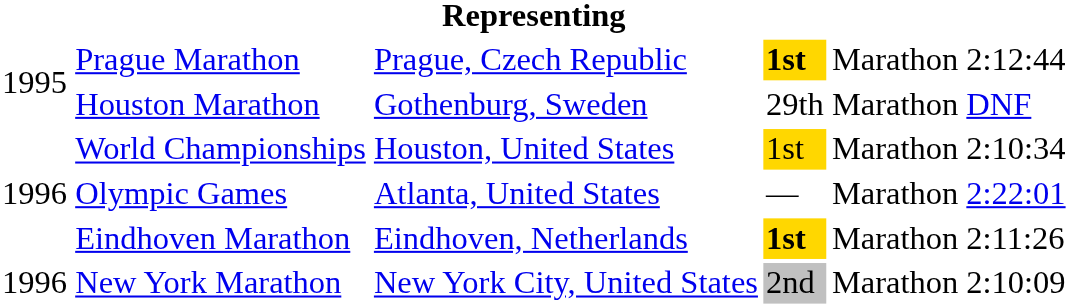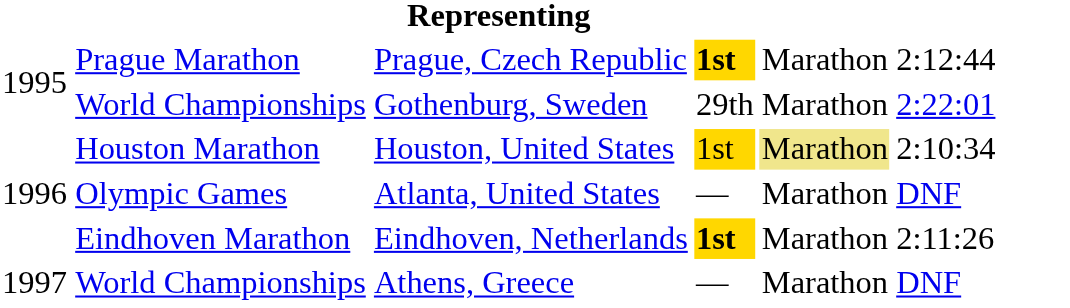(197, 104) Houston Marathon -> (220, 104) World Championships
(999, 104) DNF -> (946, 104) 2:22:01
(220, 148) World Championships -> (197, 148) Houston Marathon
(895, 148) no background -> (825, 148) khaki background
(1016, 193) 2:22:01 -> (929, 193) DNF
- row: (566, 282)
+ row: (474, 282)
